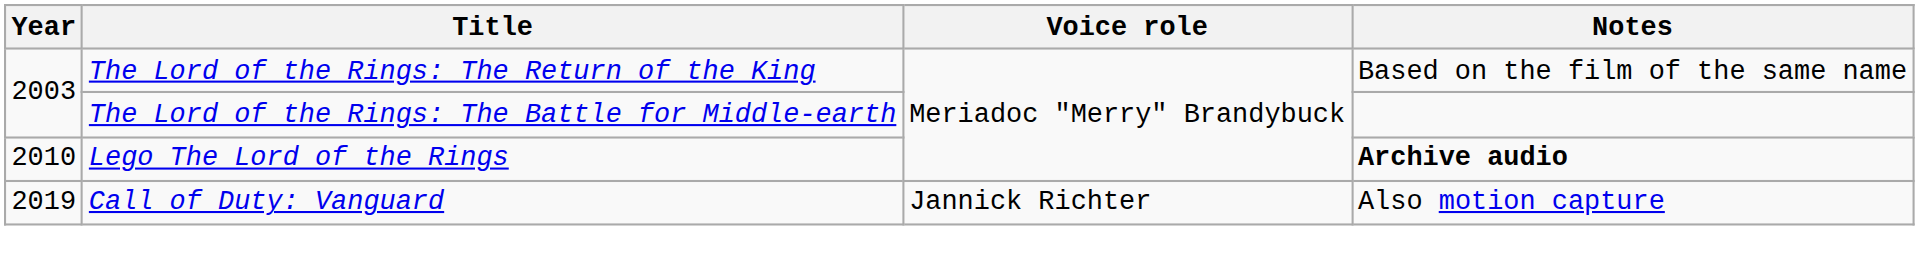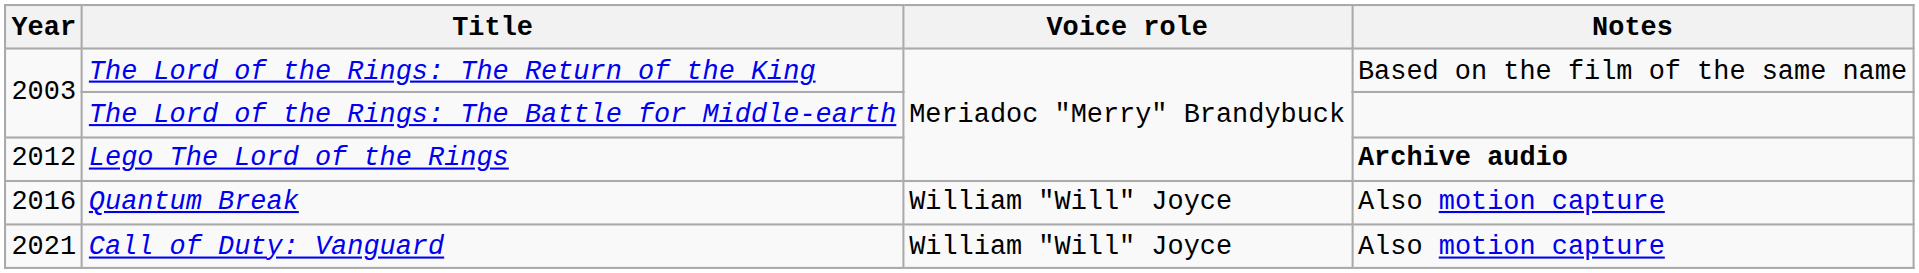(44, 159) 2010 -> (44, 159) 2012
+ row: (194, 202)
(44, 202) 2019 -> (44, 246) 2021
(1030, 202) Jannick Richter -> (1071, 246) William "Will" Joyce
